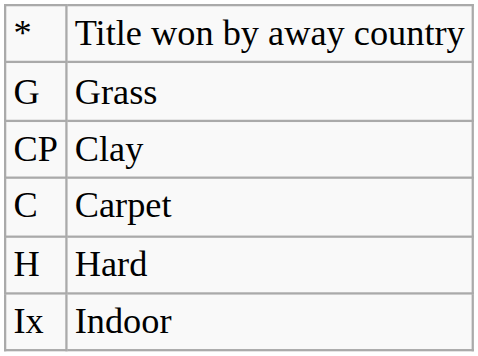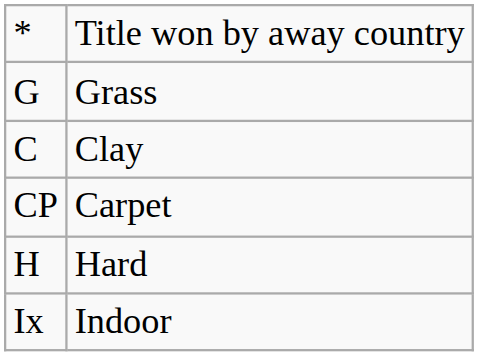(36, 148) CP -> (26, 148) C
(26, 206) C -> (36, 206) CP
